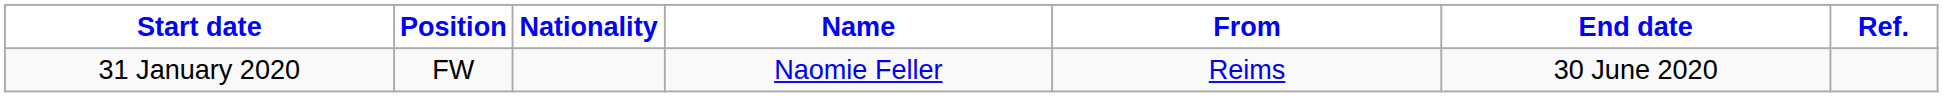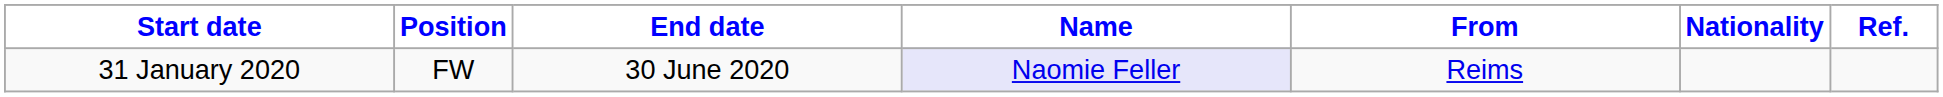columns swapped: (589, 27) <-> (1636, 27)
(858, 69) no background -> (1096, 69) lavender background
